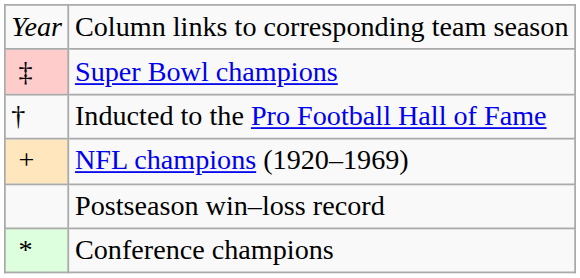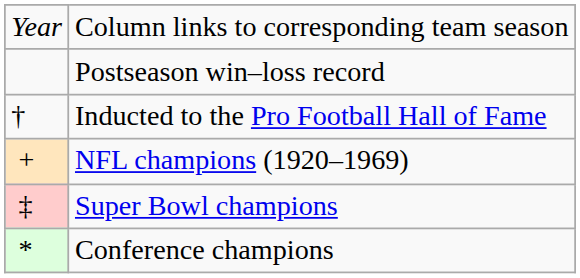rows swapped: (230, 205) <-> (206, 71)
